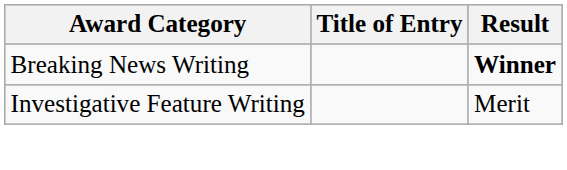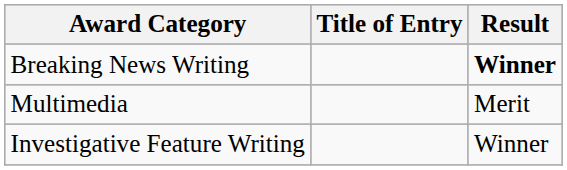+ row: (69, 104)
(502, 104) Merit -> (511, 143) Winner
